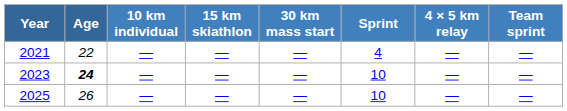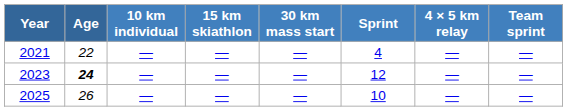(378, 74) 10 -> (378, 74) 12
